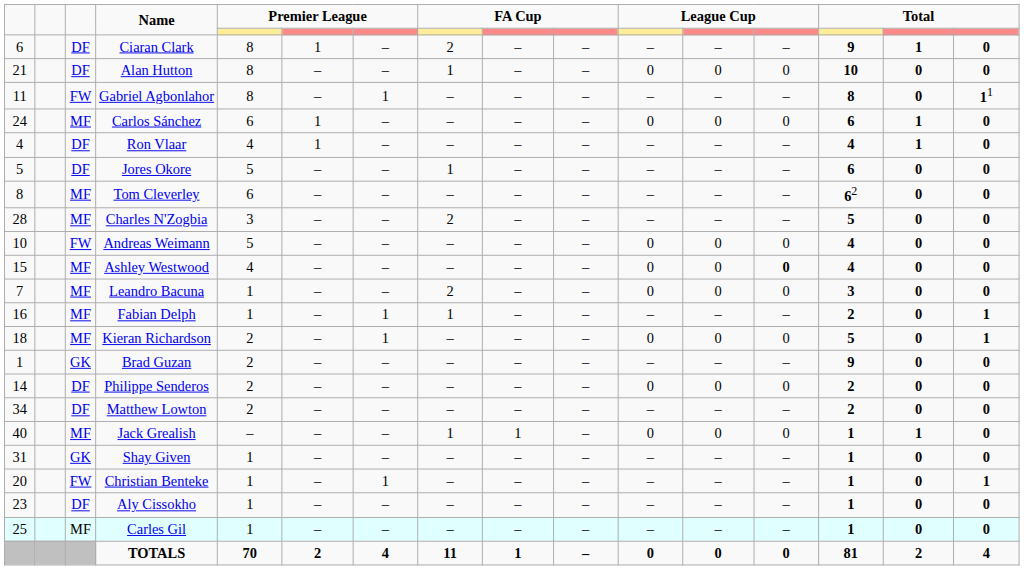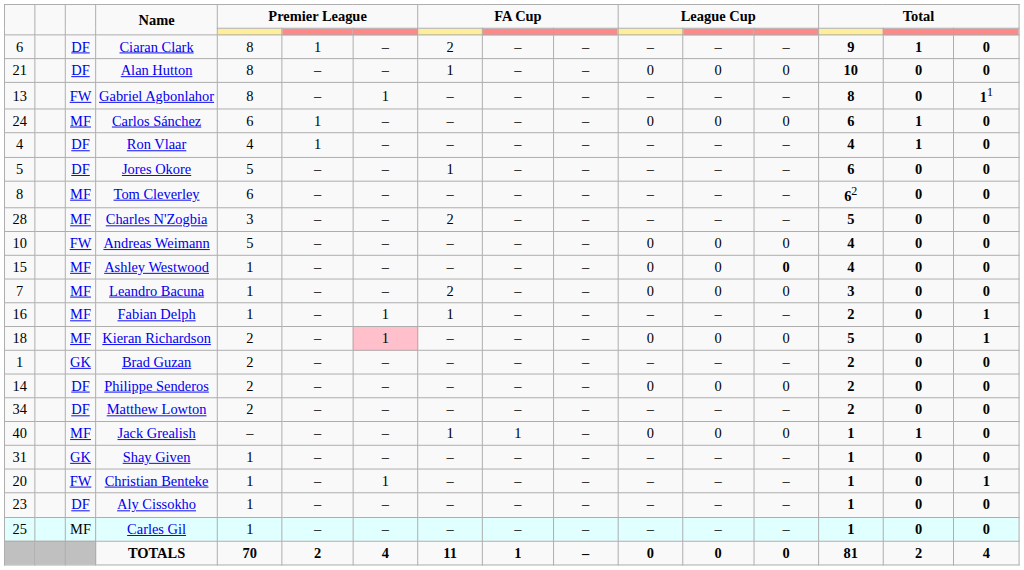(20, 96) 11 -> (20, 96) 13
(250, 267) 4 -> (250, 267) 1
(385, 338) no background -> (385, 338) pink background
(851, 362) 9 -> (851, 362) 2
